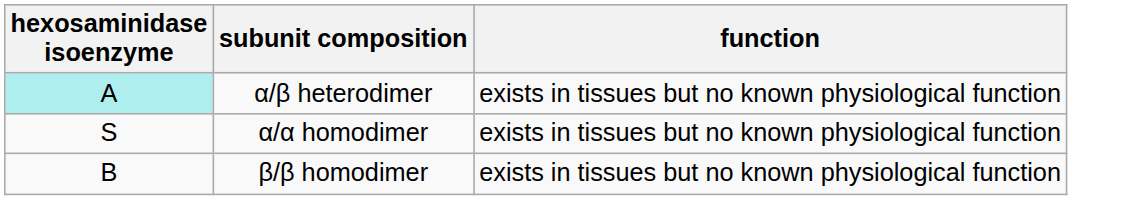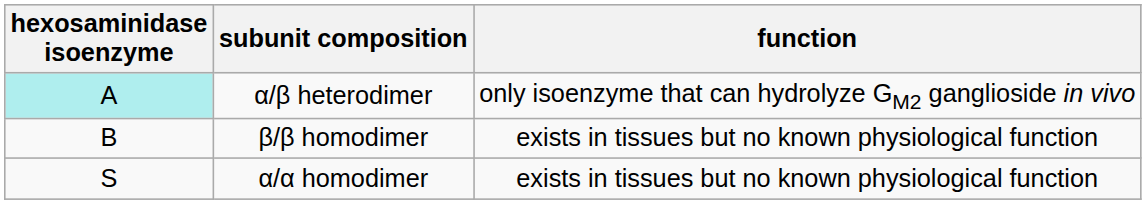(770, 93) exists in tissues but no known physiological function -> (807, 96) only isoenzyme that can hydrolyze GM2 ganglioside in vivo
rows swapped: (343, 173) <-> (343, 133)
